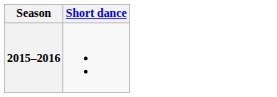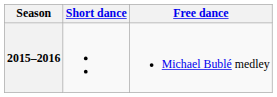+ column: (201, 13)
